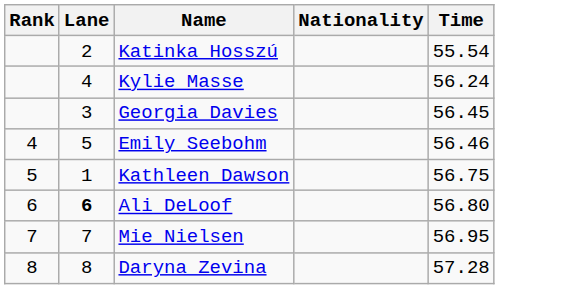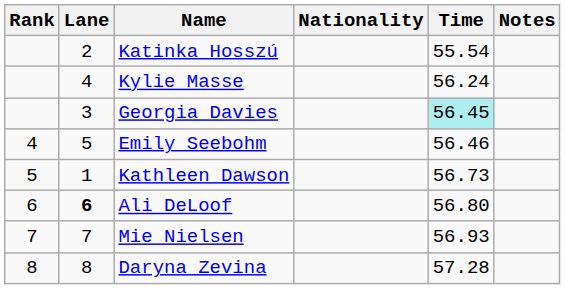+ column: (527, 20)
(461, 113) no background -> (461, 113) paleturquoise background
(461, 175) 56.75 -> (461, 175) 56.73
(461, 237) 56.95 -> (461, 237) 56.93
